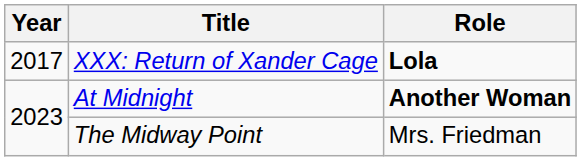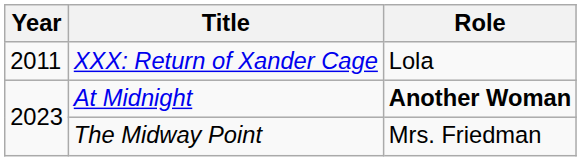(37, 60) 2017 -> (36, 60) 2011
(413, 60) bold -> (411, 60) normal
